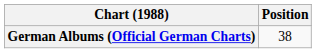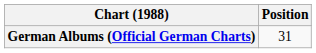(285, 36) 38 -> (285, 36) 31
